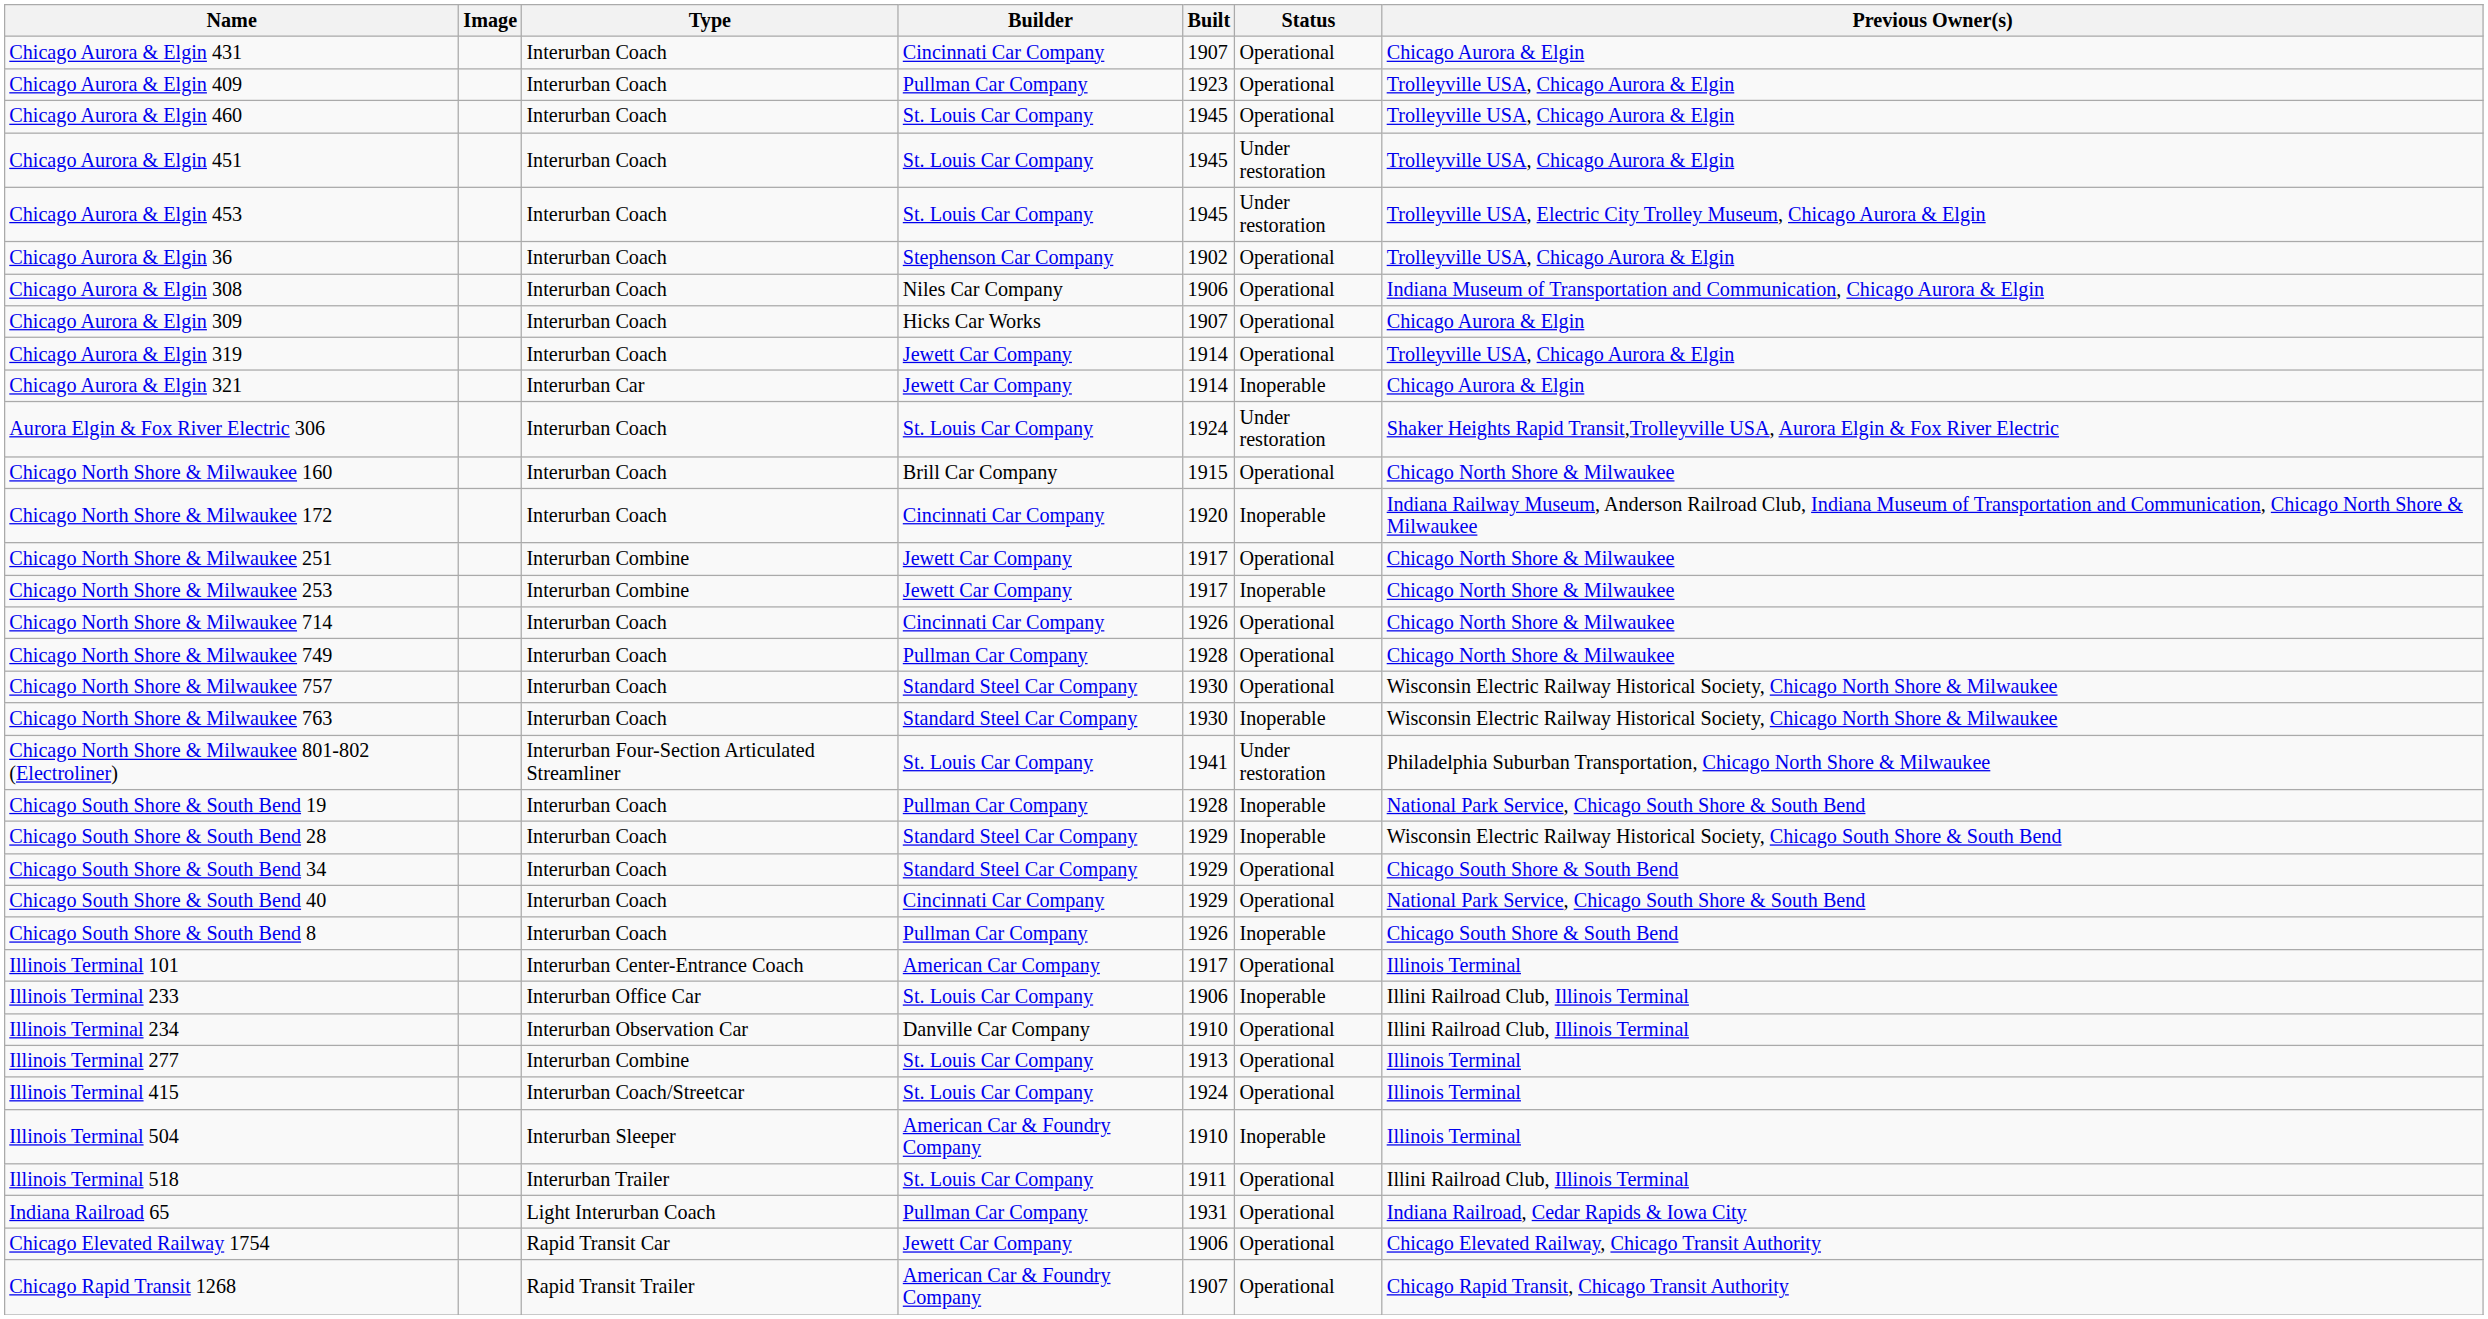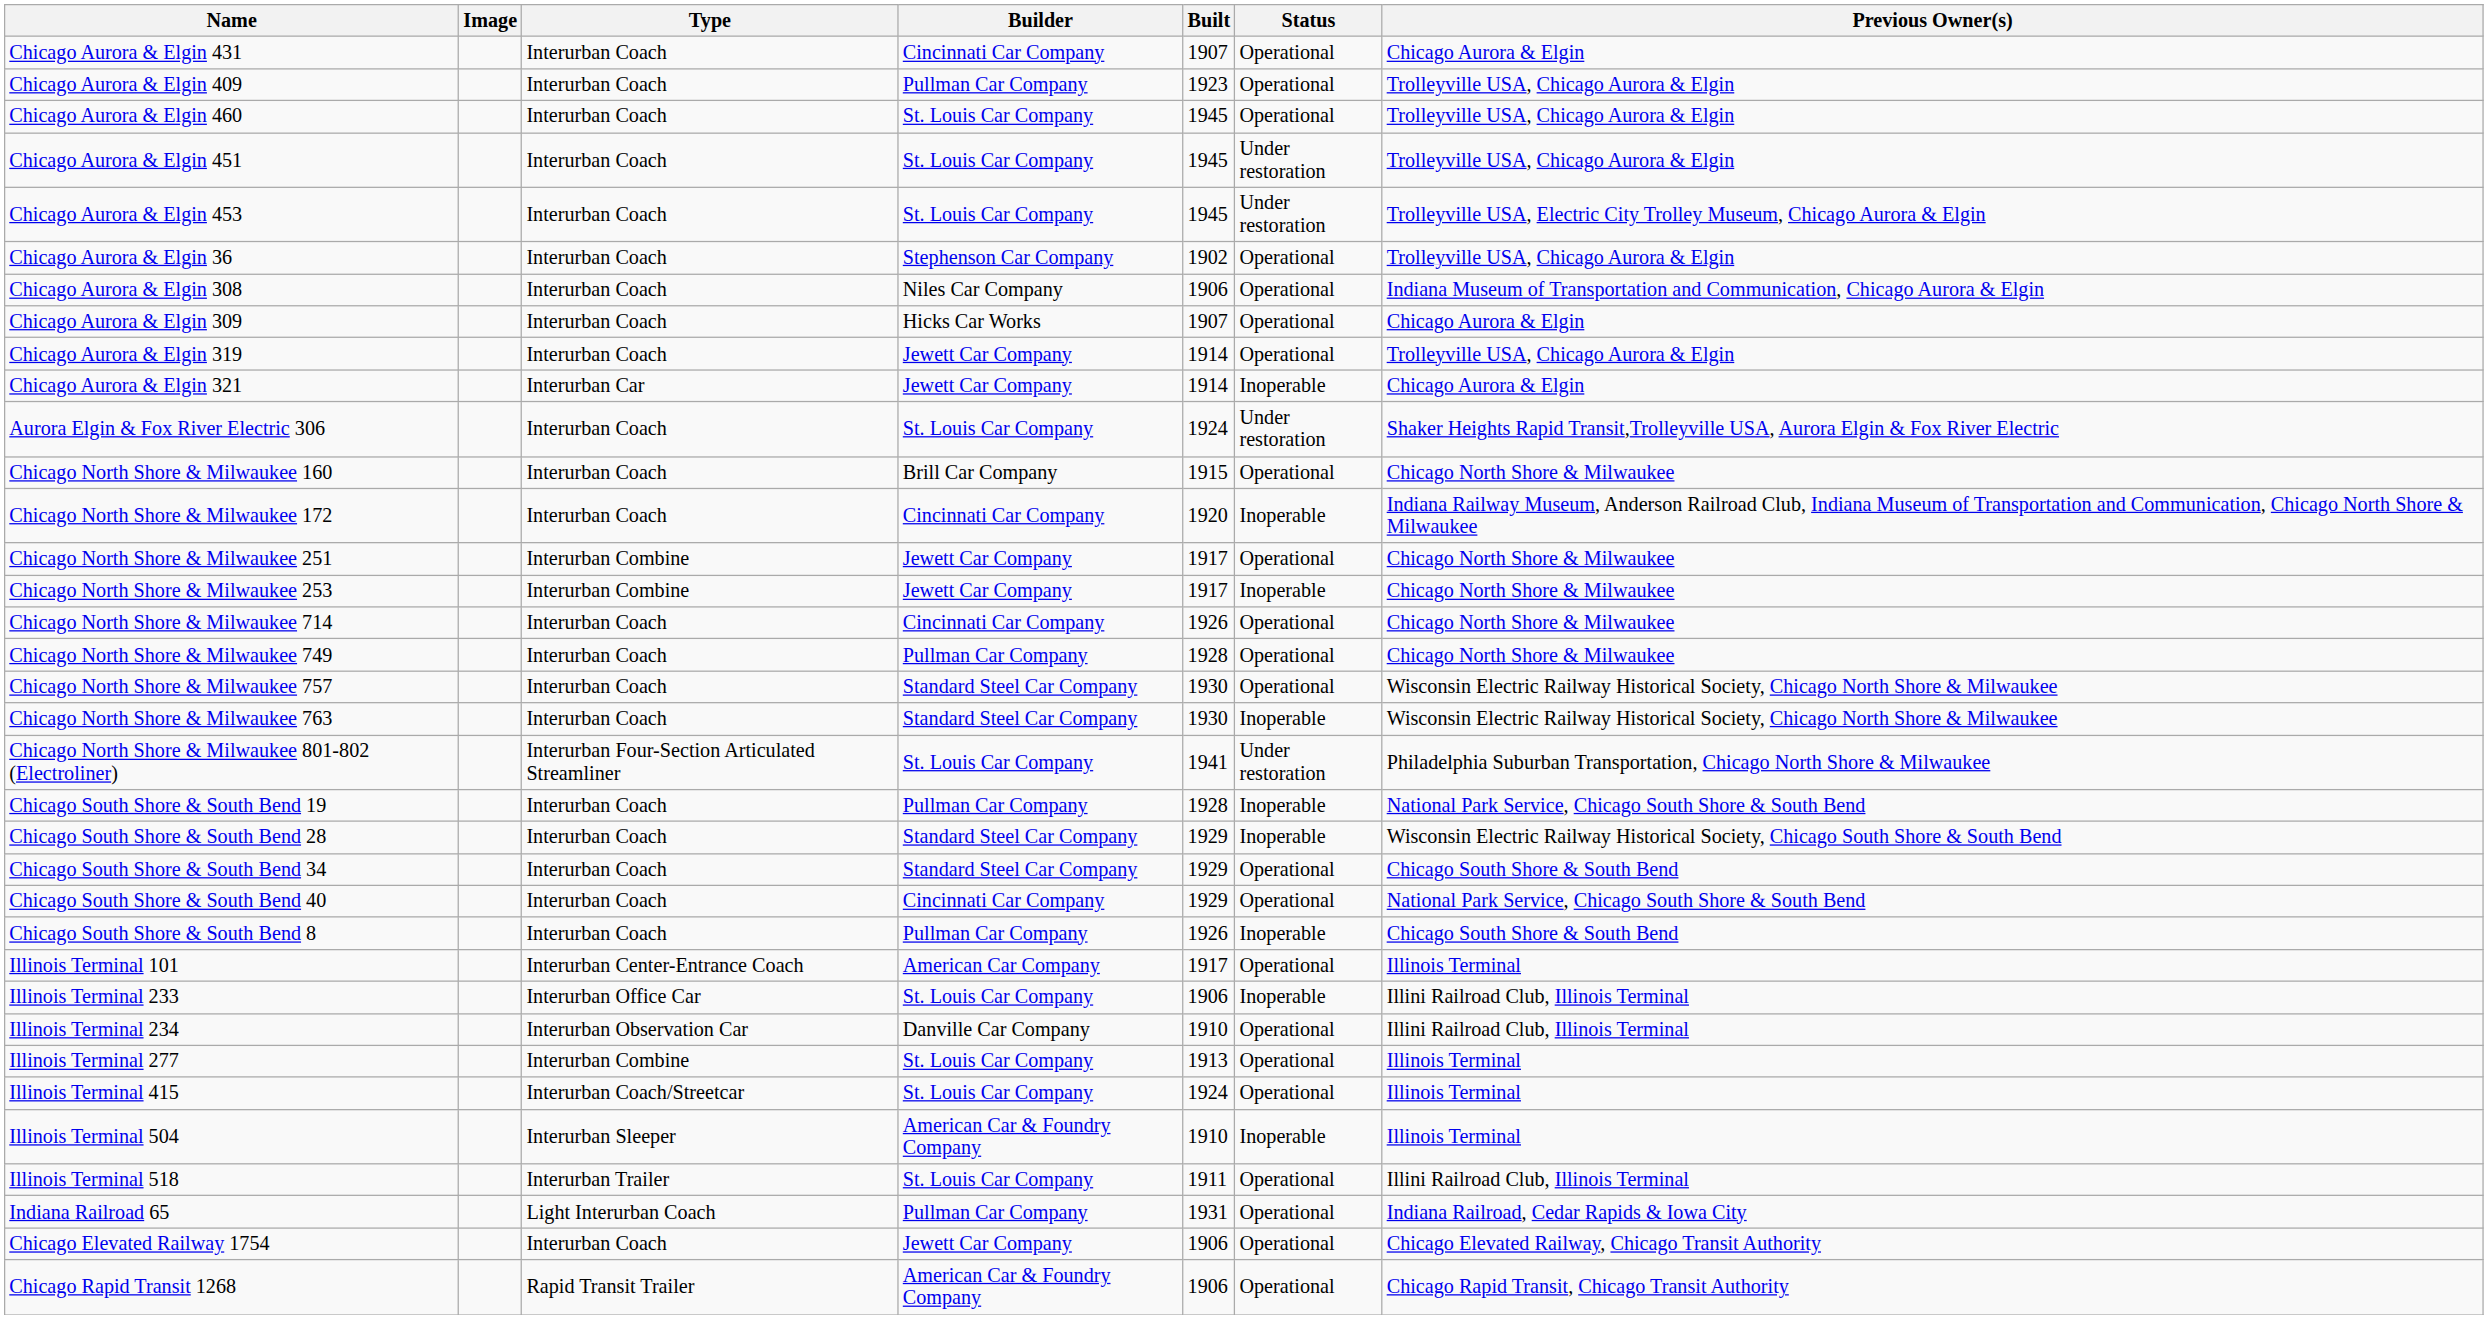(598, 1243) Rapid Transit Car -> (597, 1243) Interurban Coach
(1208, 1286) 1907 -> (1208, 1286) 1906
